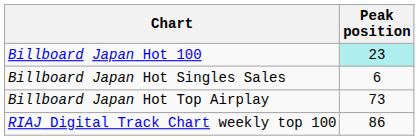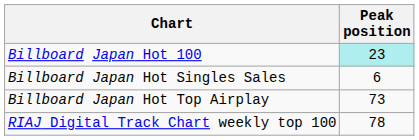(377, 124) 86 -> (377, 124) 78
